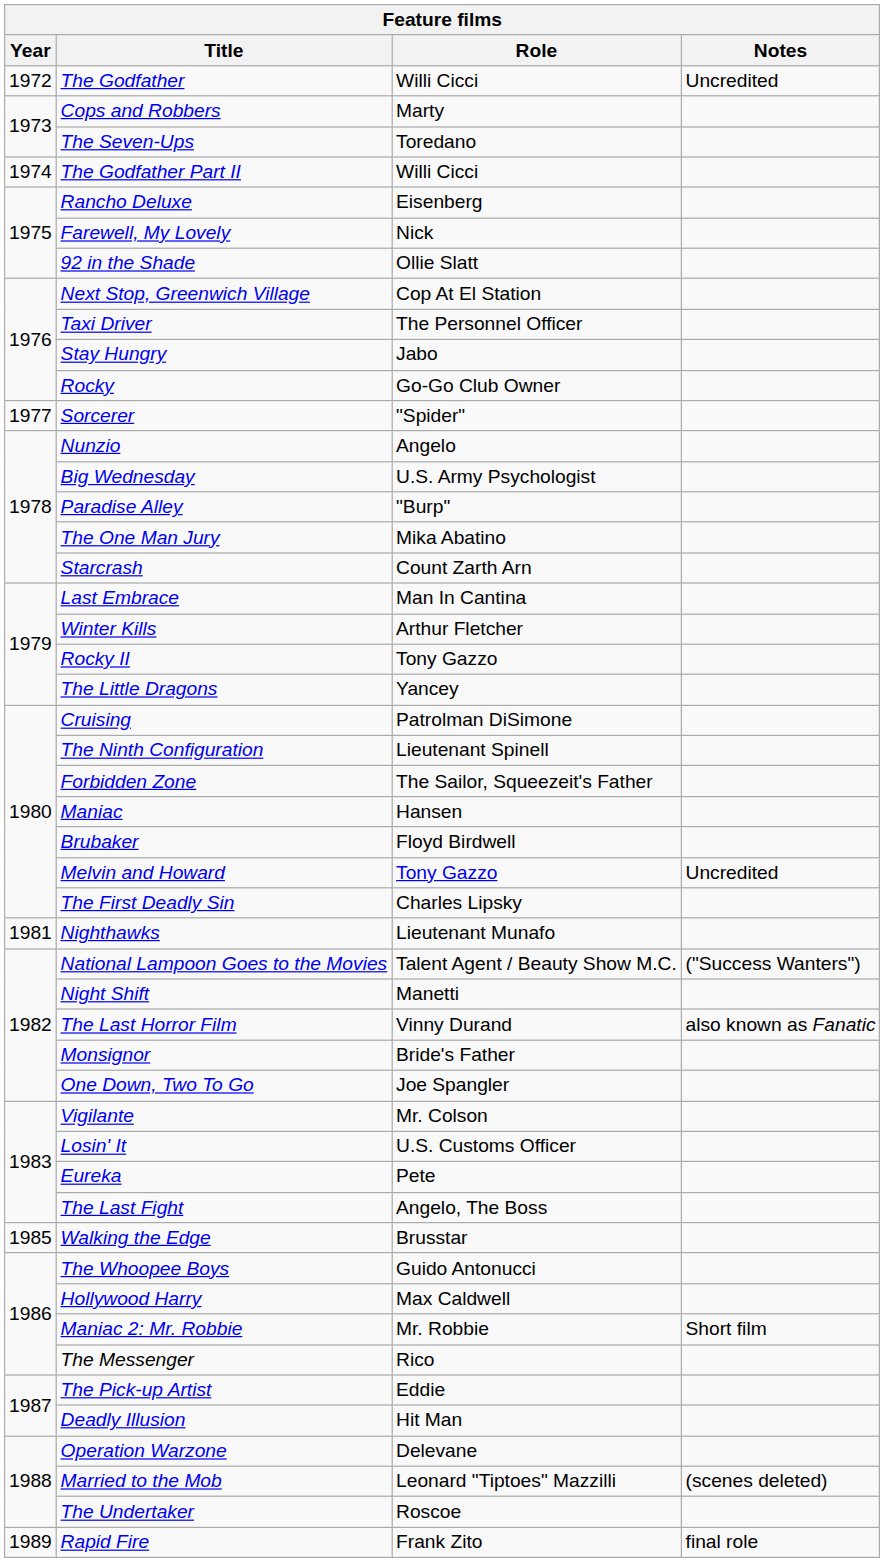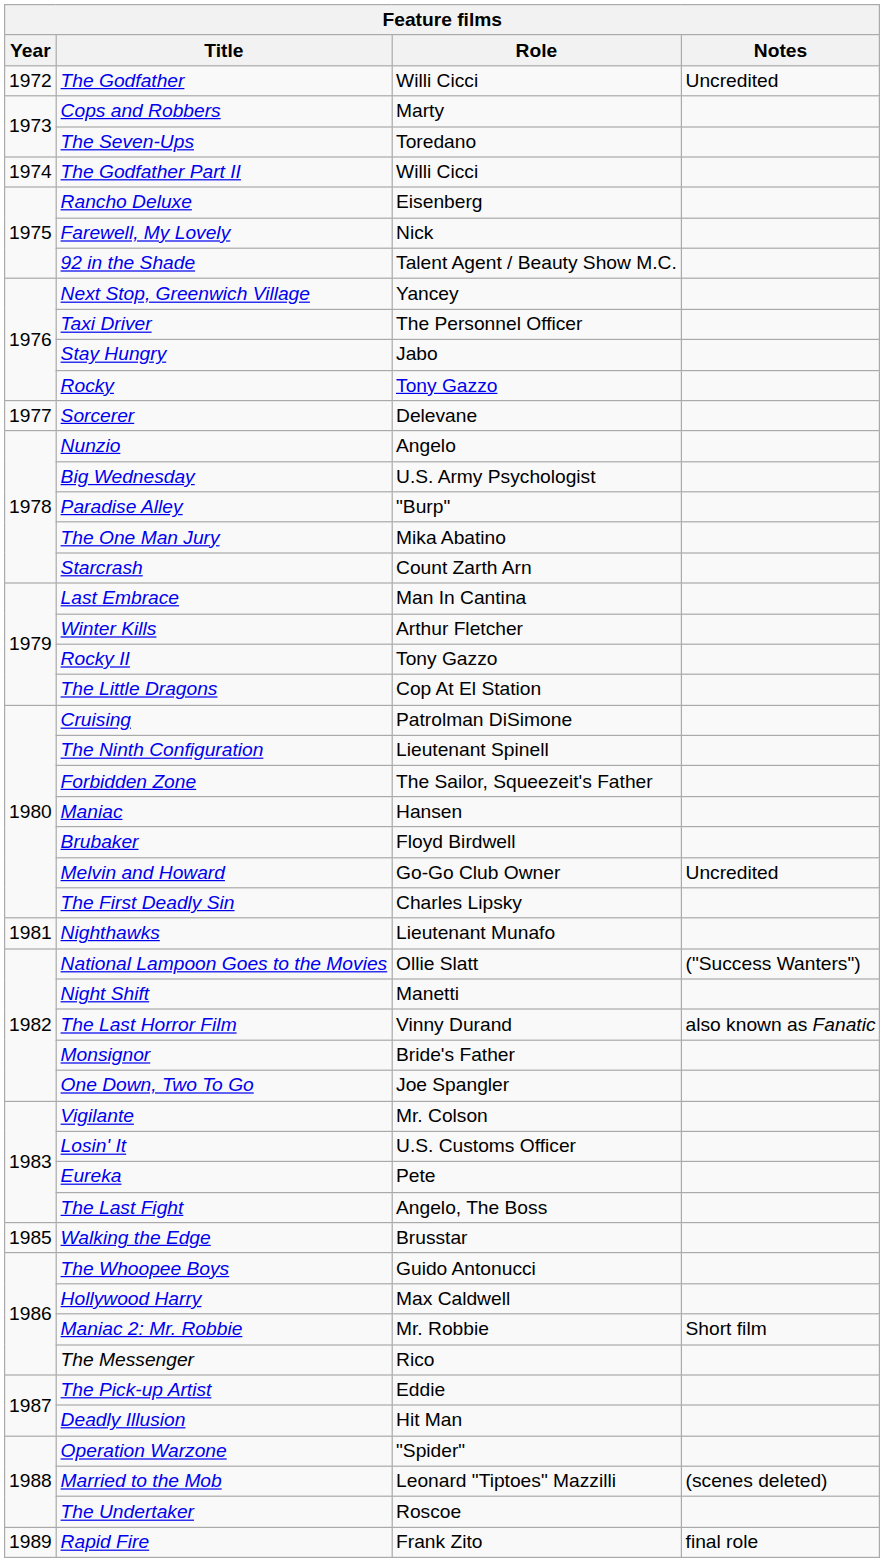(437, 263) Ollie Slatt -> (536, 263) Talent Agent / Beauty Show M.C.
(469, 293) Cop At El Station -> (427, 293) Yancey
(478, 385) Go-Go Club Owner -> (447, 385) Tony Gazzo
(431, 415) "Spider" -> (437, 415) Delevane
(427, 689) Yancey -> (469, 689) Cop At El Station
(447, 872) Tony Gazzo -> (478, 872) Go-Go Club Owner
(536, 963) Talent Agent / Beauty Show M.C. -> (437, 963) Ollie Slatt
(437, 1450) Delevane -> (431, 1450) "Spider"
